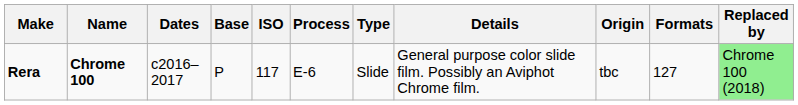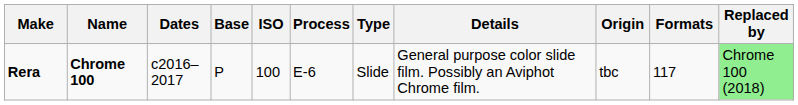(267, 71) 117 -> (268, 71) 100
(665, 71) 127 -> (665, 71) 117
